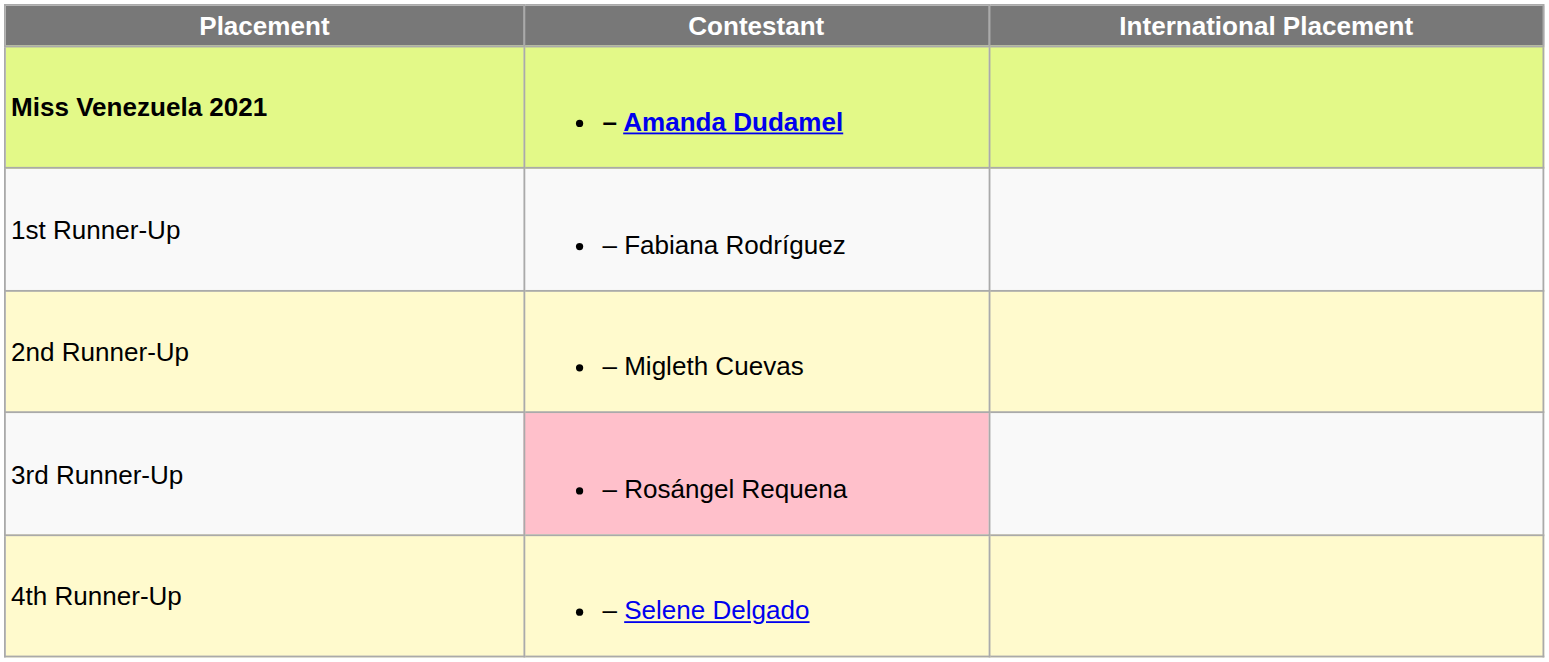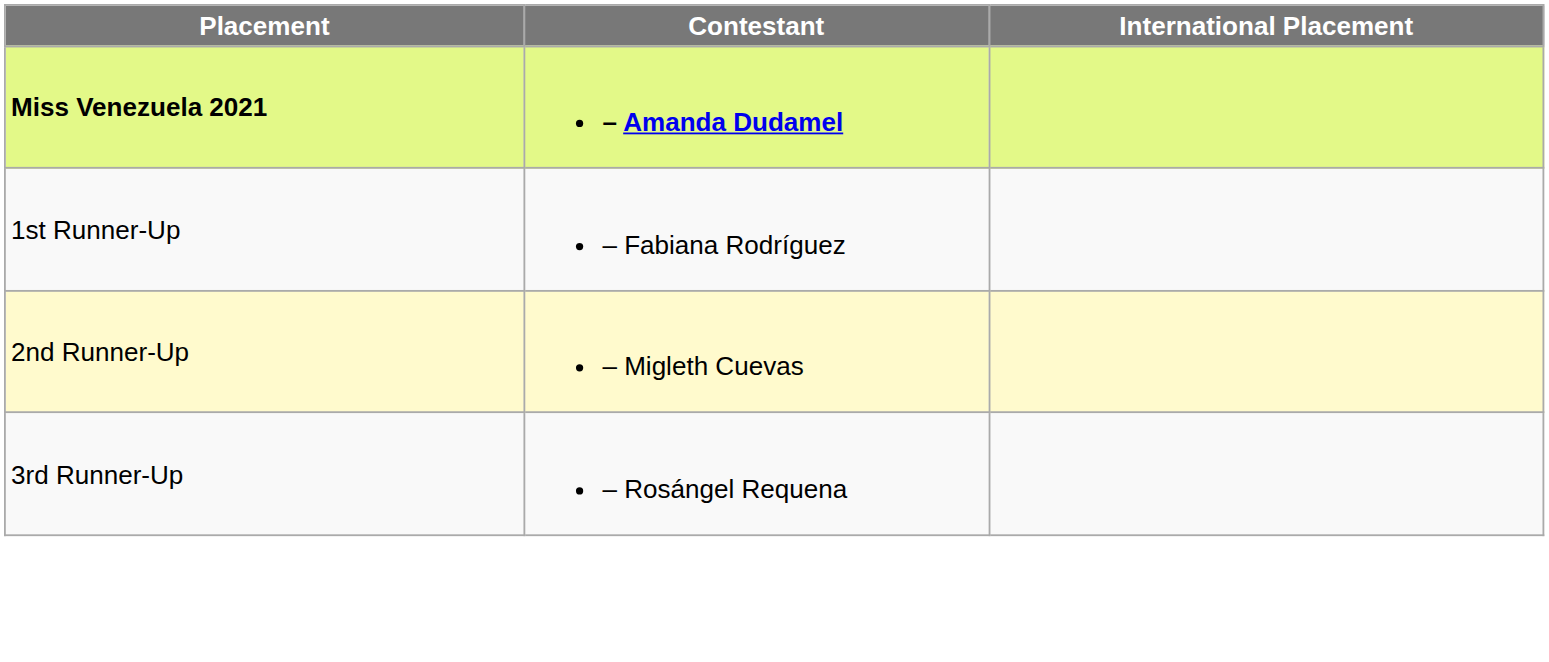(756, 489) pink background -> (756, 489) no background
- row: (96, 597)
